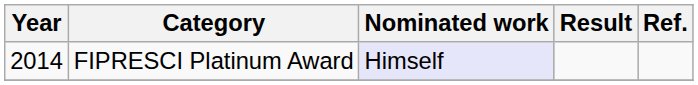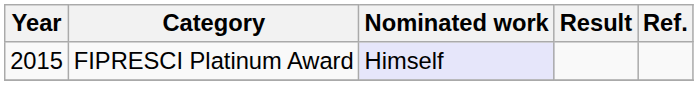(37, 60) 2014 -> (37, 60) 2015
